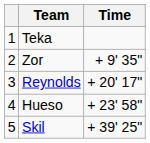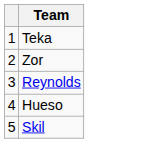- column: (115, 15)
